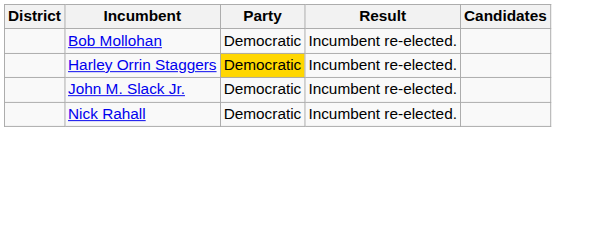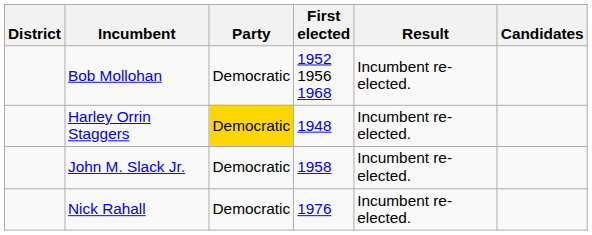+ column: (324, 25)
